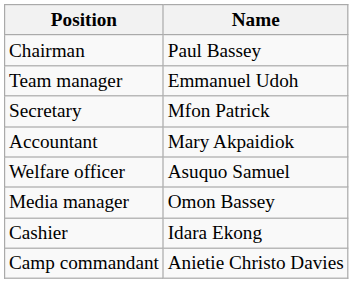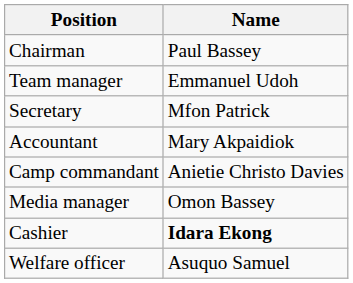rows swapped: (67, 171) <-> (84, 263)
(215, 232) normal -> (220, 232) bold
